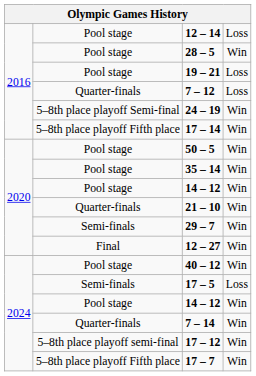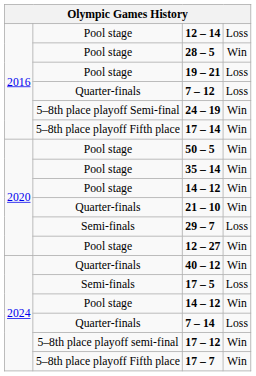(237, 226) Win -> (237, 226) Loss
(108, 245) Final -> (108, 245) Pool stage
(108, 265) Pool stage -> (108, 265) Quarter-finals
(237, 323) Win -> (237, 323) Loss
